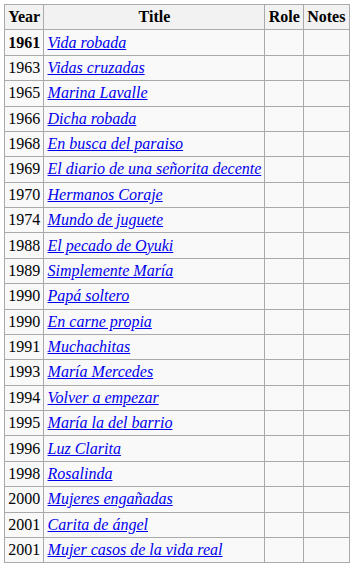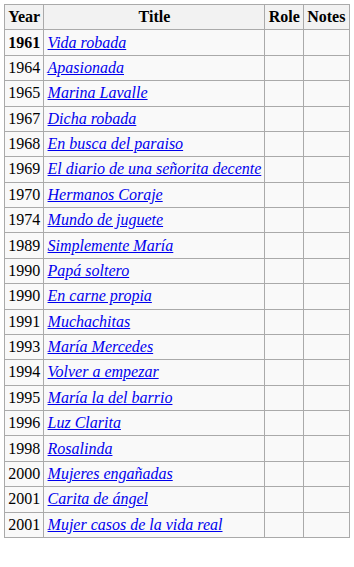- row: (96, 67)
+ row: (86, 67)
(24, 118) 1966 -> (24, 118) 1967
- row: (110, 245)
